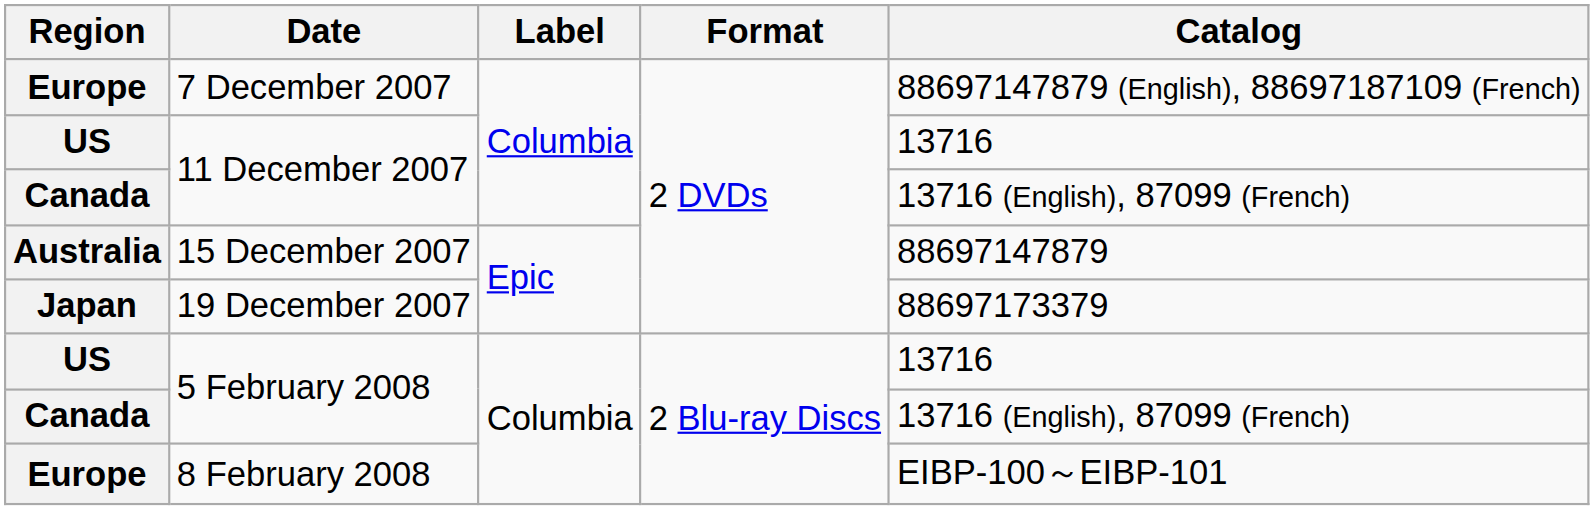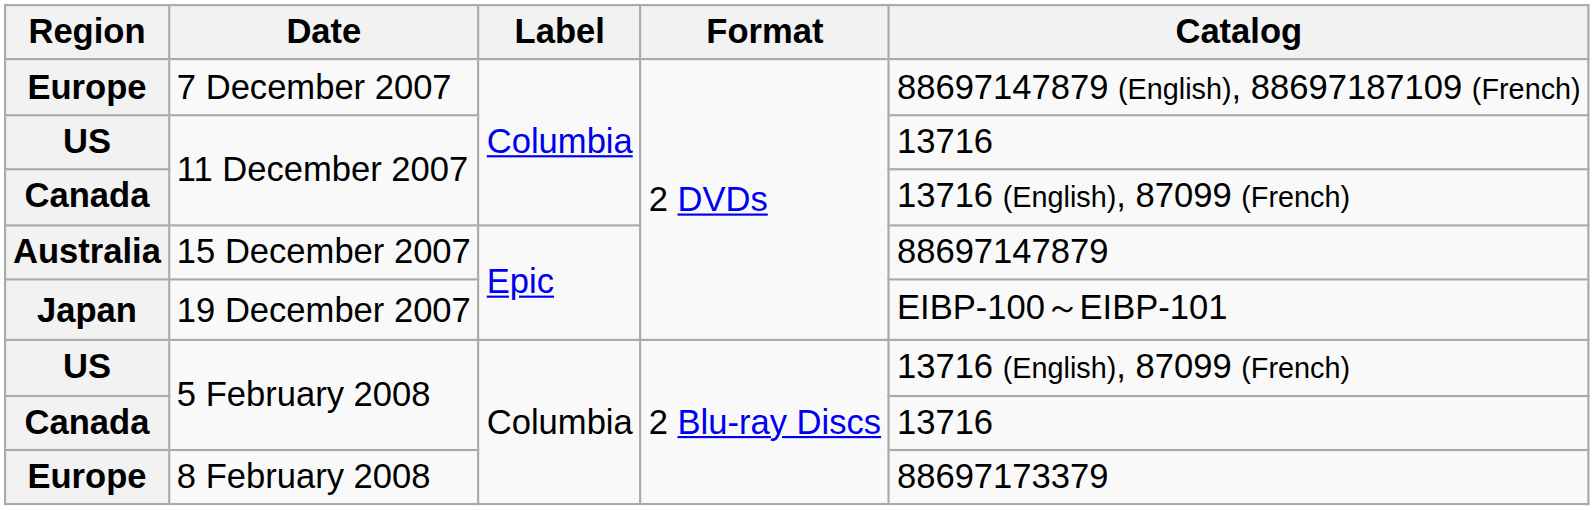(1003, 305) 88697173379 -> (1062, 308) EIBP-100～EIBP-101
(945, 360) 13716 -> (1123, 367) 13716 (English), 87099 (French)
(1123, 415) 13716 (English), 87099 (French) -> (945, 422) 13716
(1062, 472) EIBP-100～EIBP-101 -> (1003, 476) 88697173379
